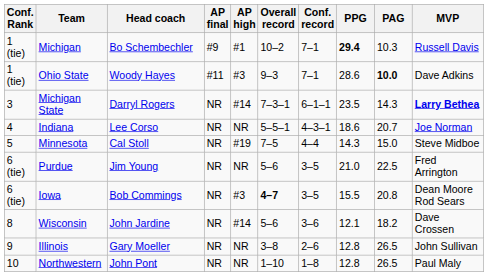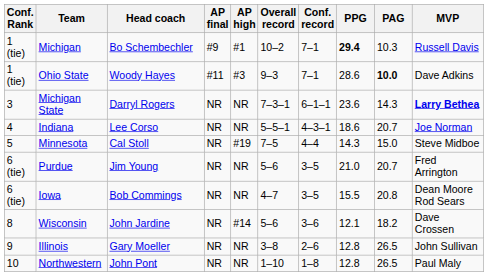(242, 104) #14 -> (241, 104) NR
(349, 104) 23.5 -> (349, 104) 23.6
(387, 166) 22.5 -> (387, 166) 20.7
(239, 195) #3 -> (241, 195) NR
(269, 195) bold -> (269, 195) normal
